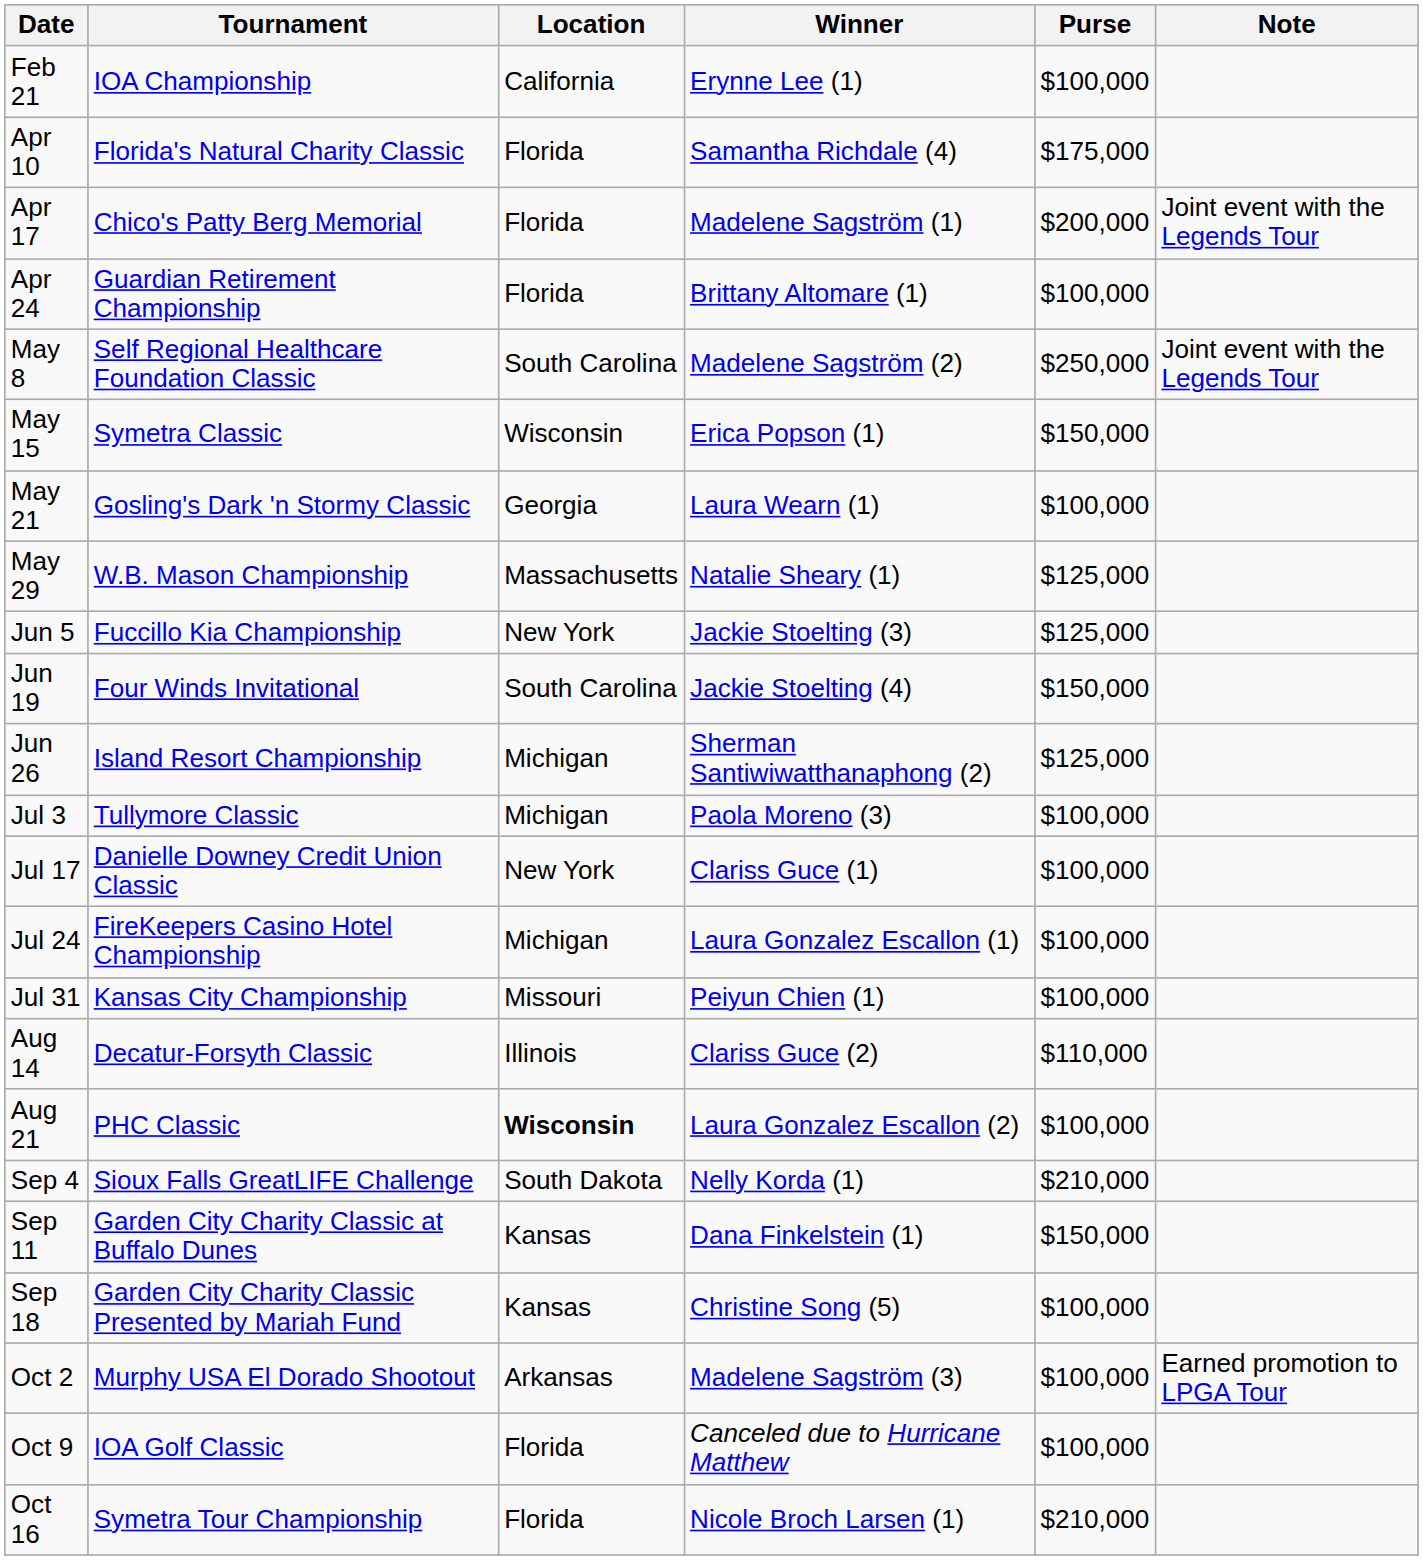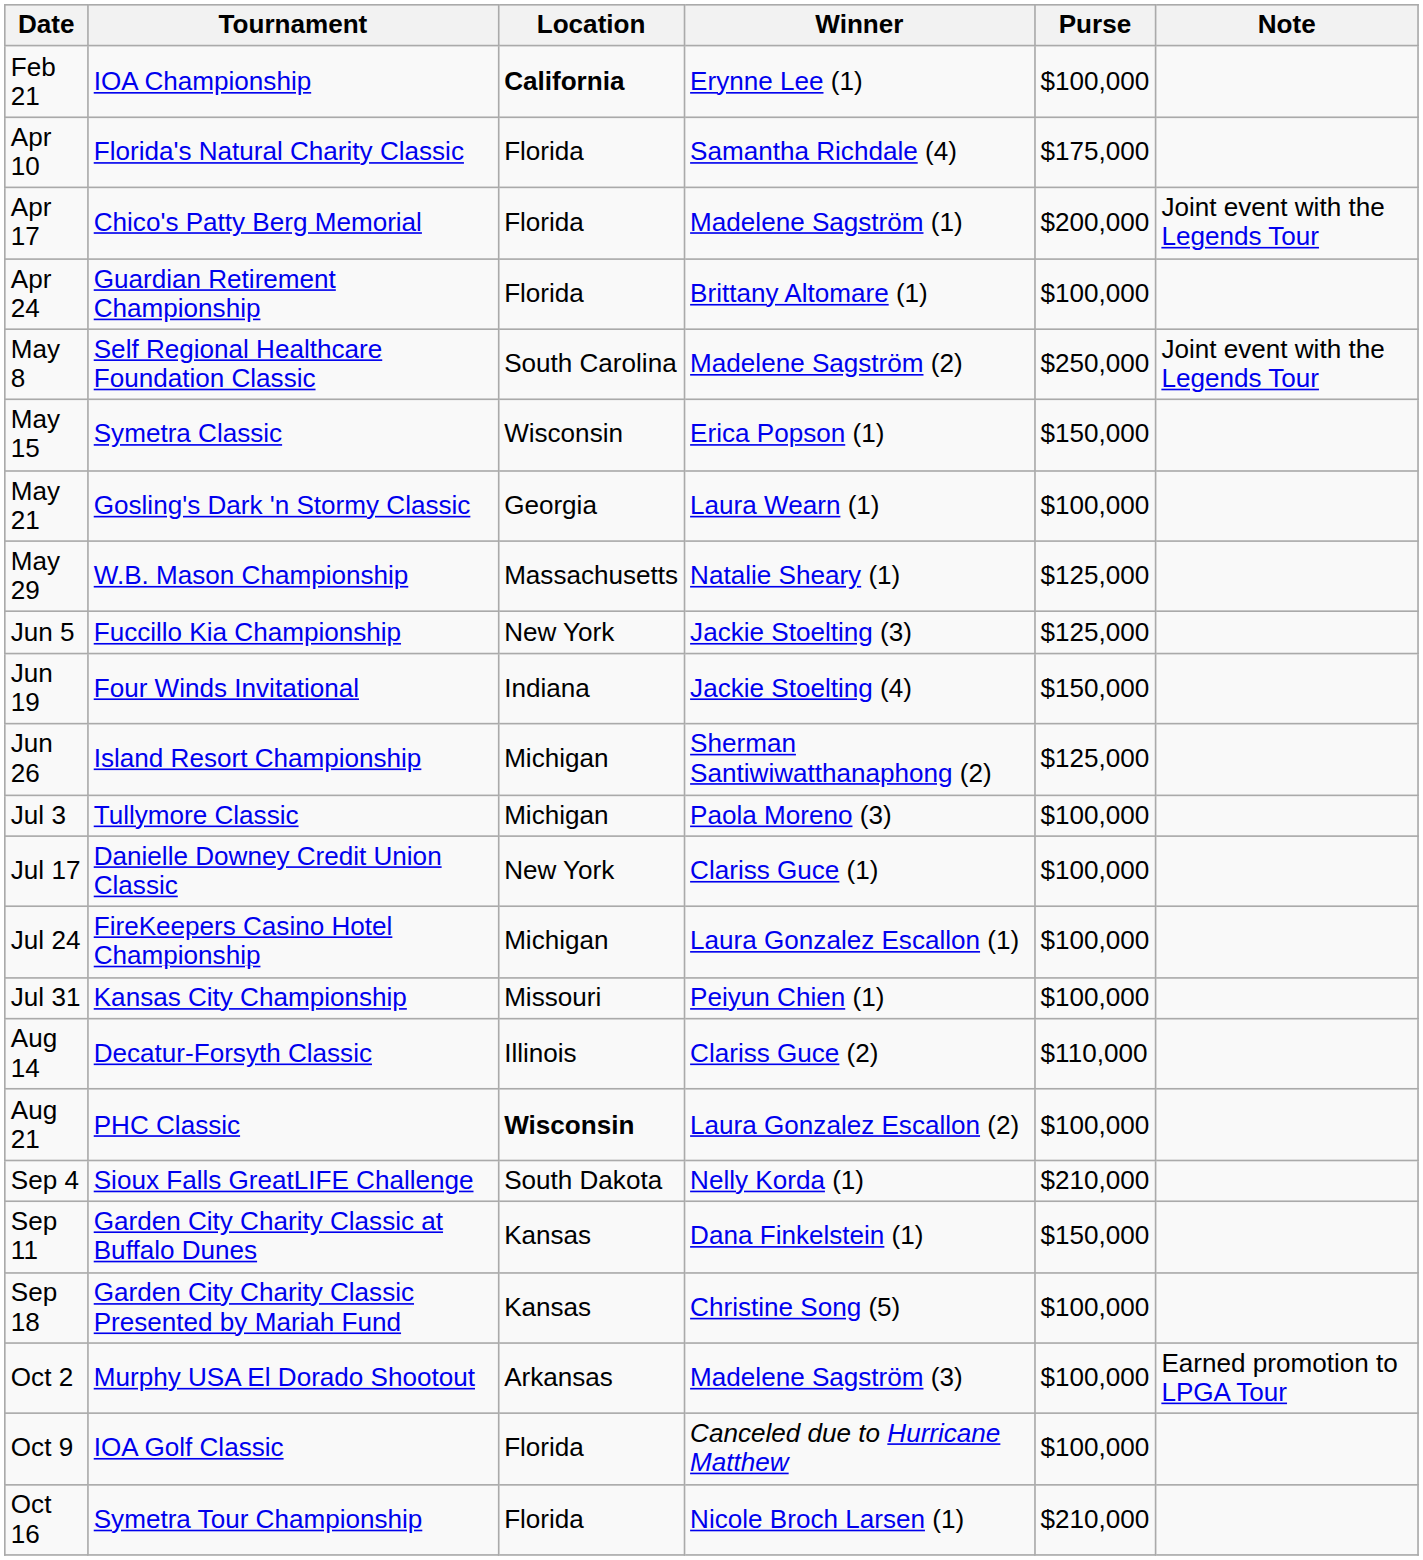(559, 81) normal -> (564, 81) bold
(590, 688) South Carolina -> (547, 688) Indiana
